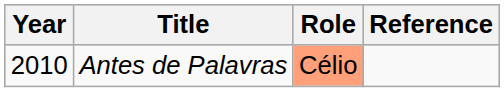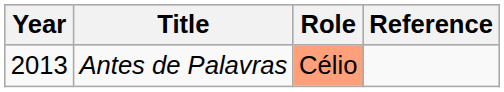(39, 65) 2010 -> (39, 65) 2013
